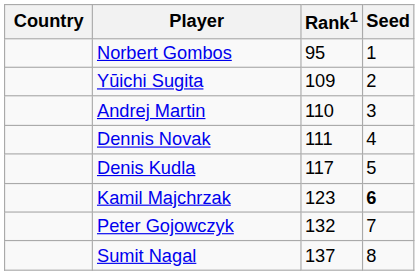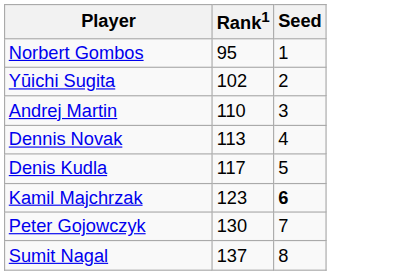- column: (49, 21)
(320, 81) 109 -> (232, 81) 102
(319, 139) 111 -> (231, 139) 113
(320, 226) 132 -> (232, 226) 130
